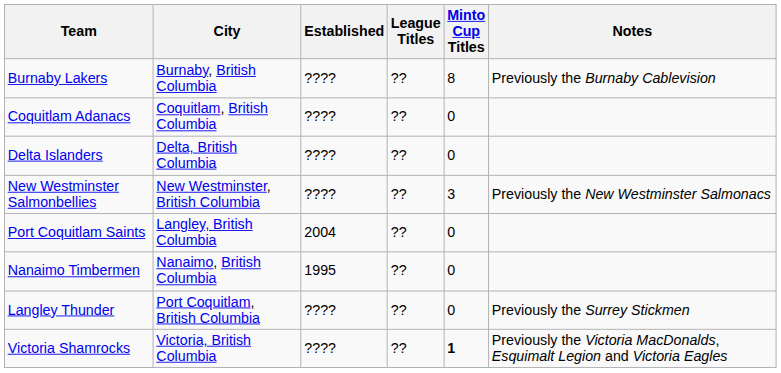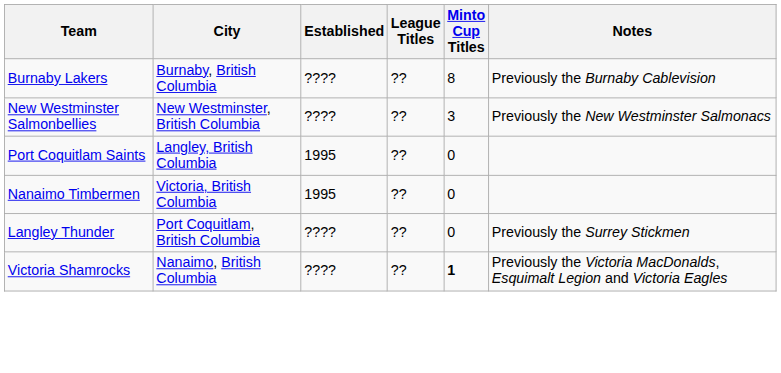- row: (69, 117)
- row: (55, 155)
(320, 232) 2004 -> (320, 155) 1995
(209, 271) Nanaimo, British Columbia -> (204, 194) Victoria, British Columbia
(204, 348) Victoria, British Columbia -> (209, 271) Nanaimo, British Columbia
